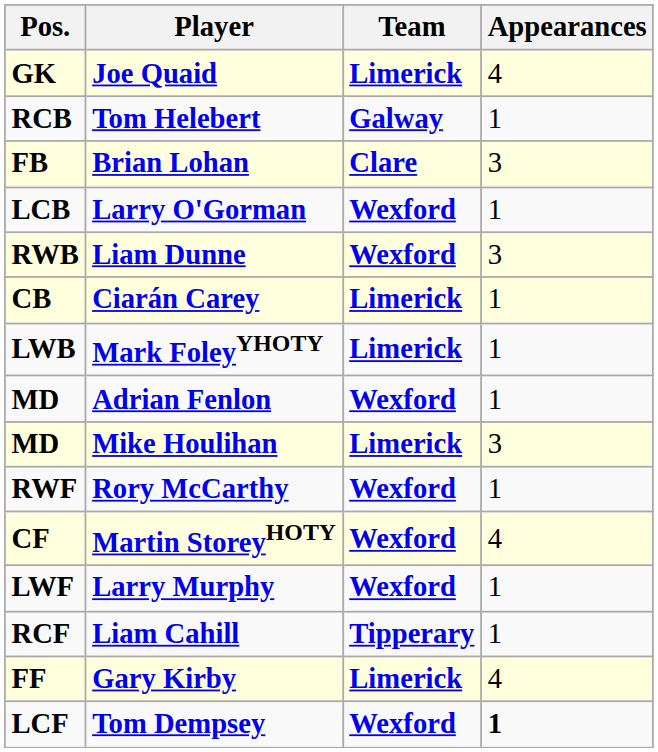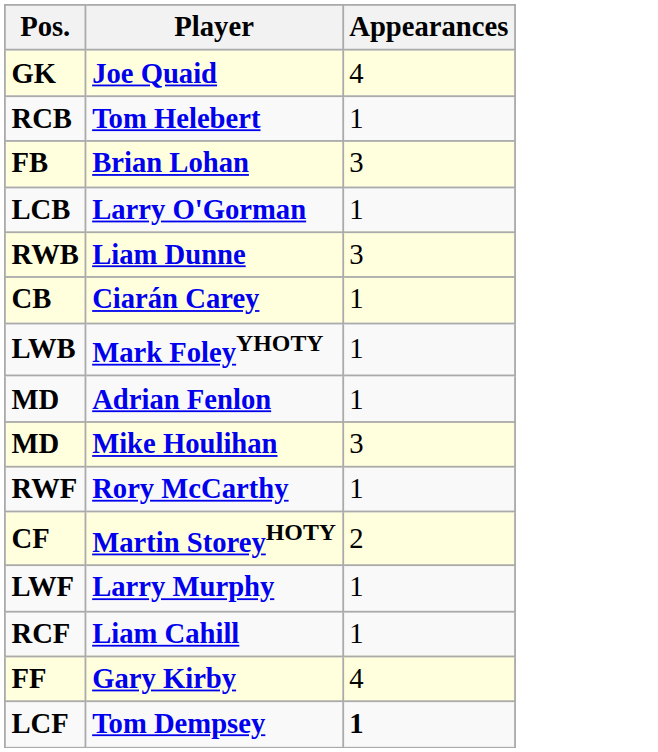- column: (412, 27)
(495, 538) 4 -> (356, 538) 2
